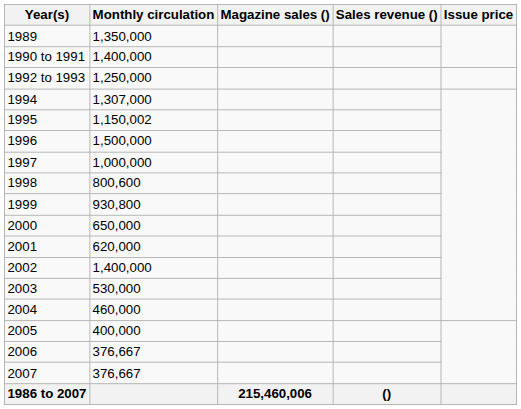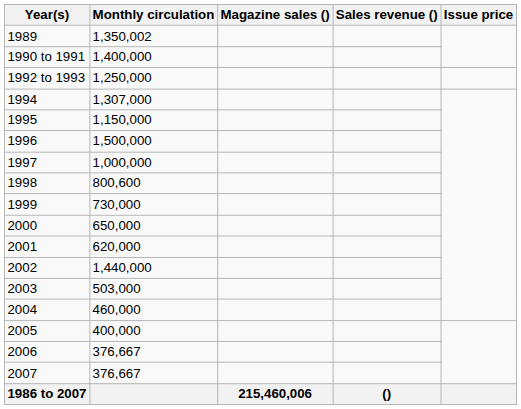(122, 36) 1,350,000 -> (122, 36) 1,350,002
(122, 120) 1,150,002 -> (122, 120) 1,150,000
(117, 204) 930,800 -> (117, 204) 730,000
(122, 267) 1,400,000 -> (122, 267) 1,440,000
(117, 288) 530,000 -> (117, 288) 503,000
